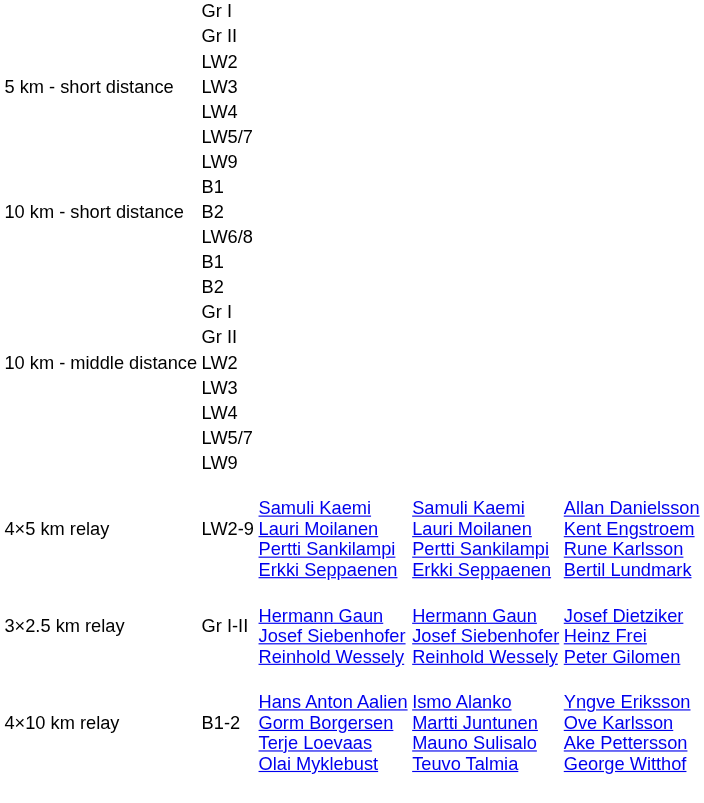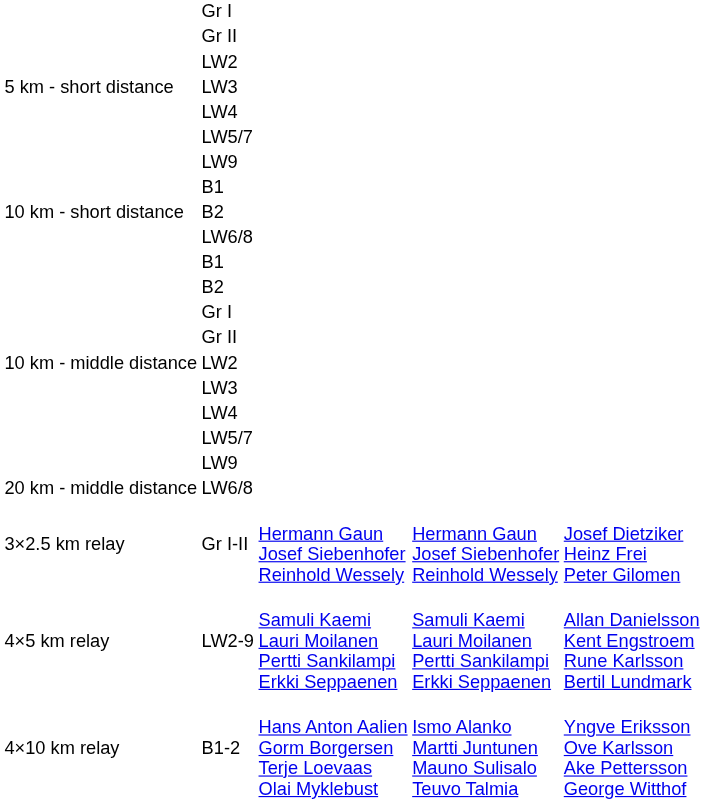+ row: (101, 488)
rows swapped: (64, 626) <-> (57, 529)
